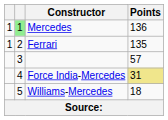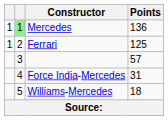(138, 44) 135 -> (138, 44) 125
(136, 75) khaki background -> (136, 75) no background
